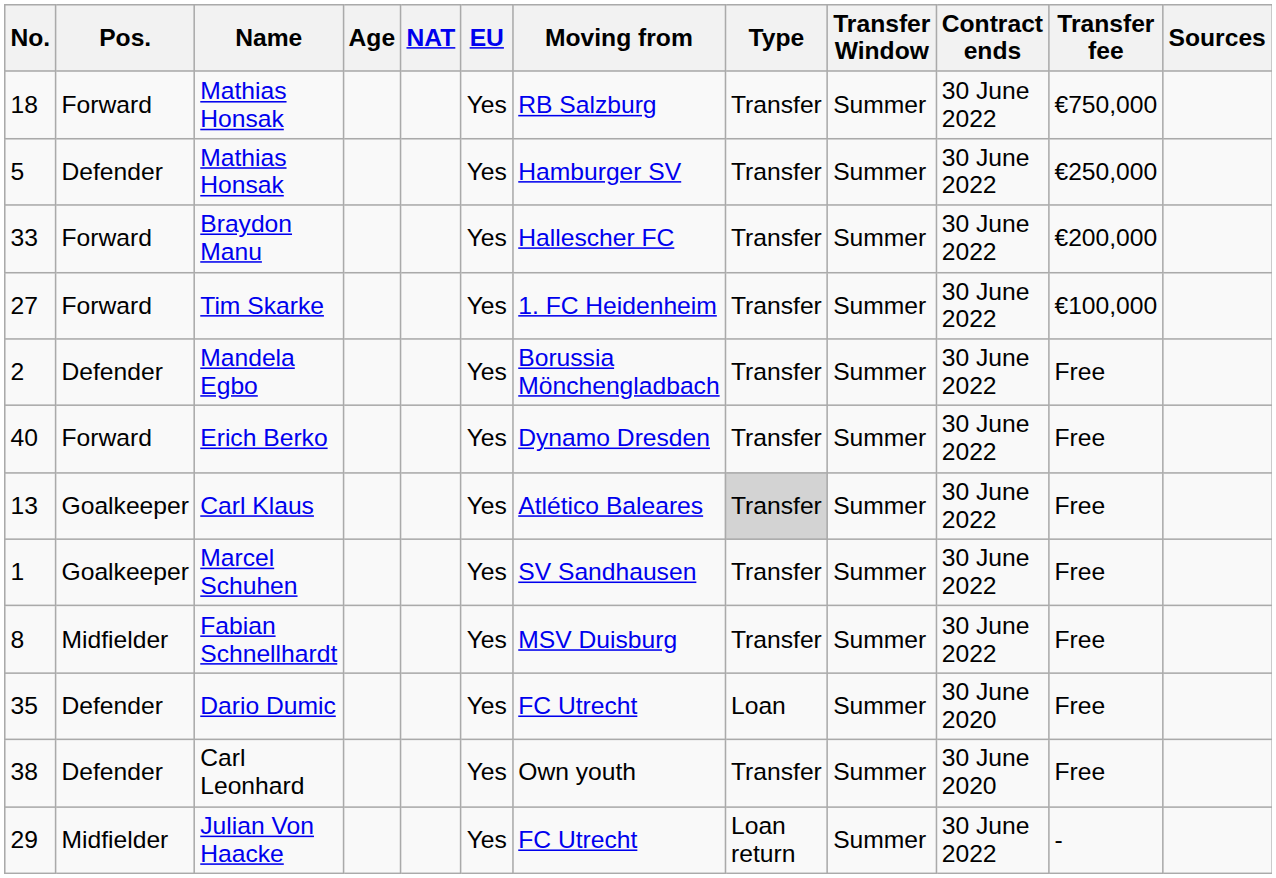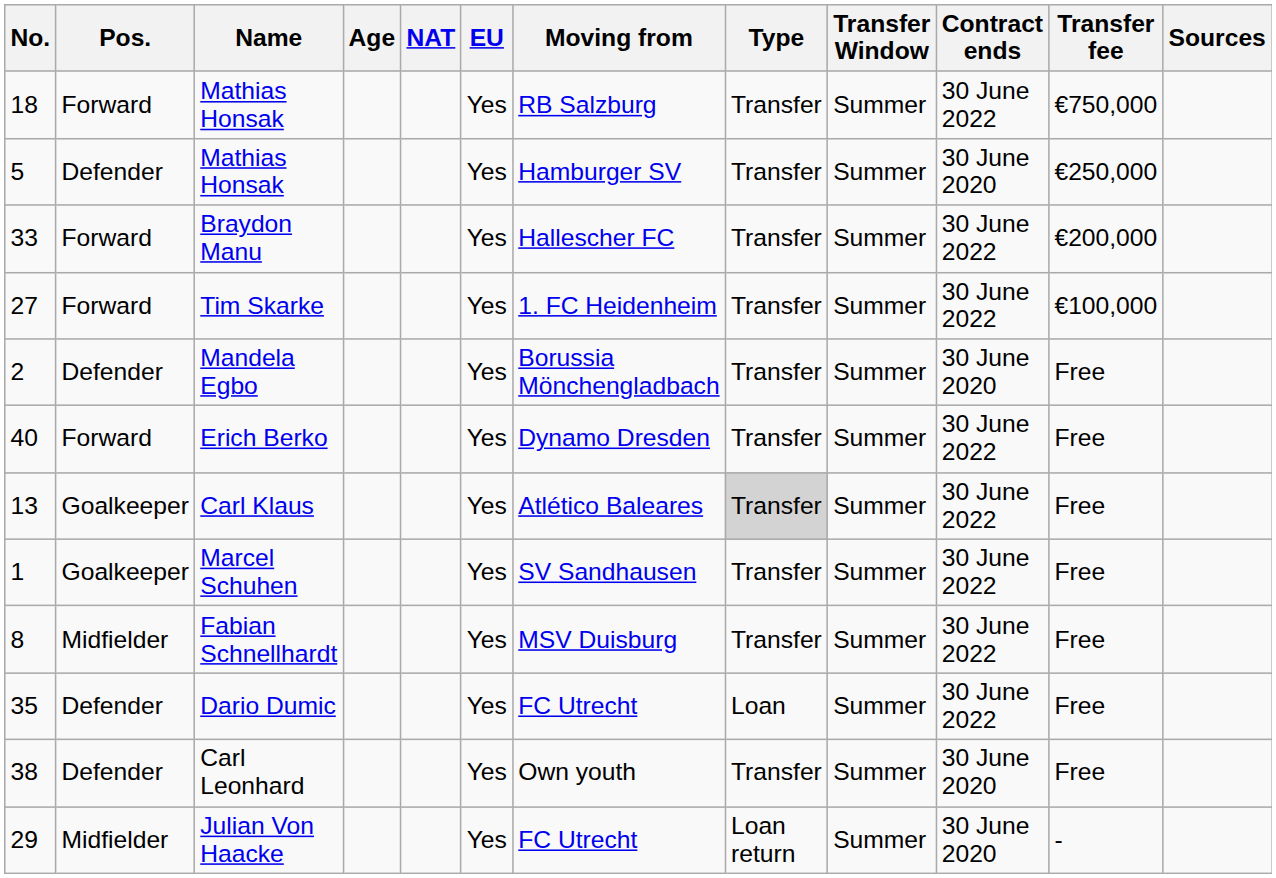(986, 171) 30 June 2022 -> (986, 171) 30 June 2020
(986, 371) 30 June 2022 -> (986, 371) 30 June 2020
(986, 705) 30 June 2020 -> (986, 705) 30 June 2022
(986, 839) 30 June 2022 -> (986, 839) 30 June 2020
